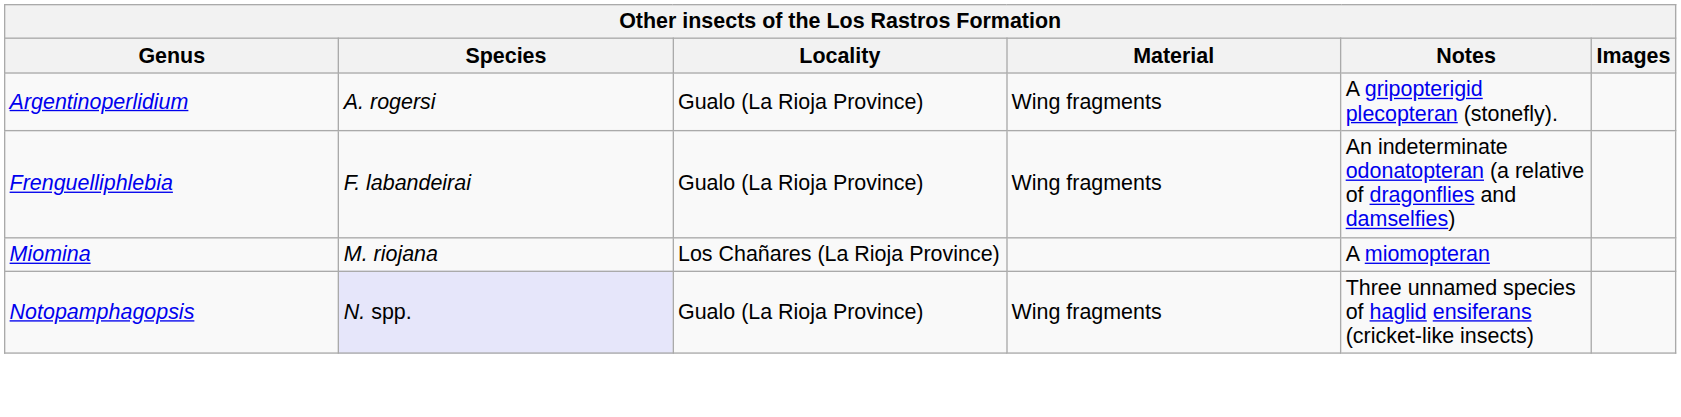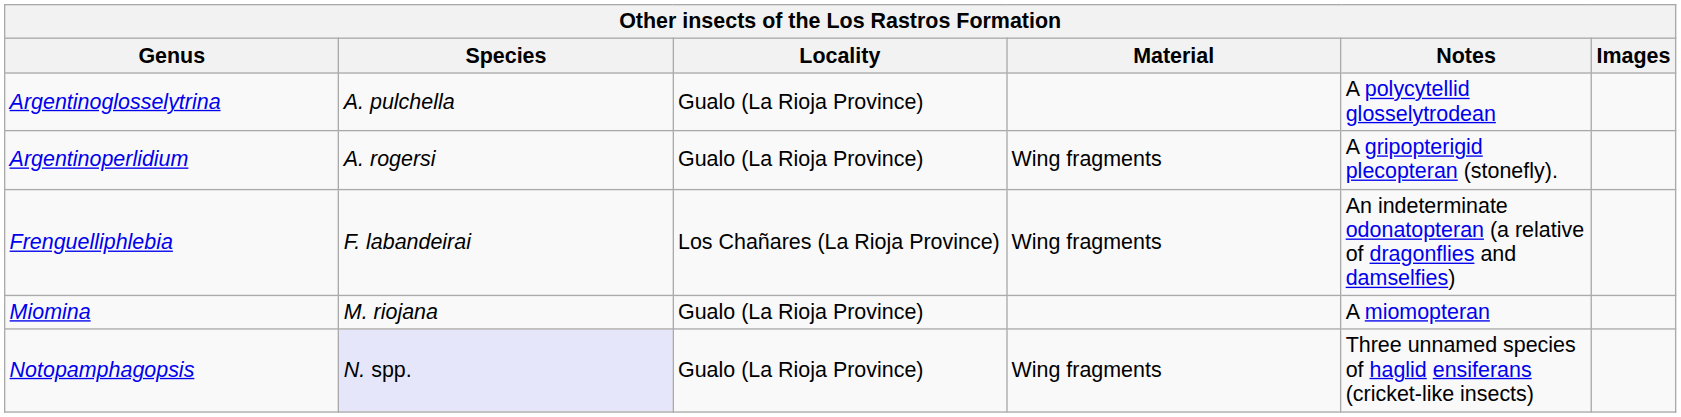+ row: (115, 101)
(801, 183) Gualo (La Rioja Province) -> (839, 241) Los Chañares (La Rioja Province)
(839, 253) Los Chañares (La Rioja Province) -> (801, 312) Gualo (La Rioja Province)
